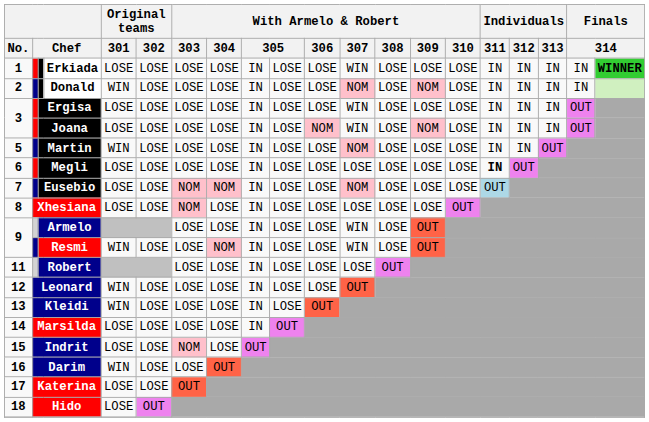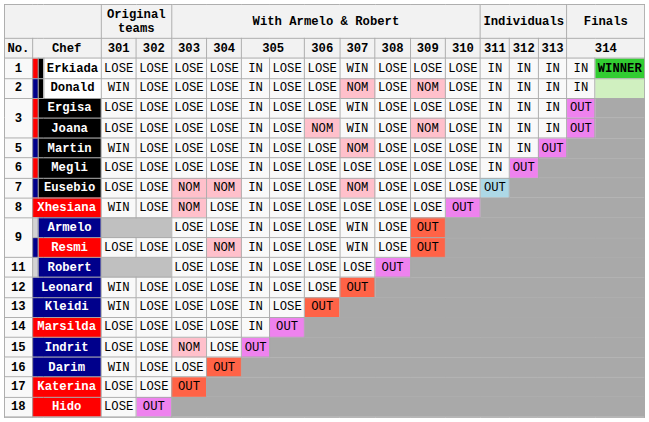(495, 168) bold -> (495, 168) normal
(119, 208) LOSE -> (119, 208) WIN
(119, 248) WIN -> (119, 248) LOSE
